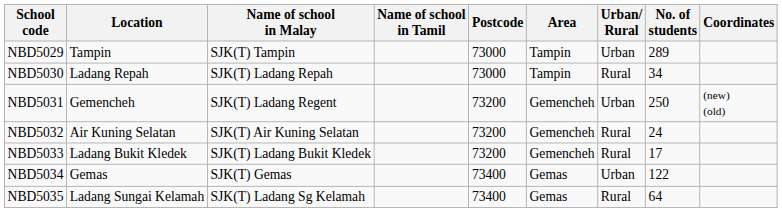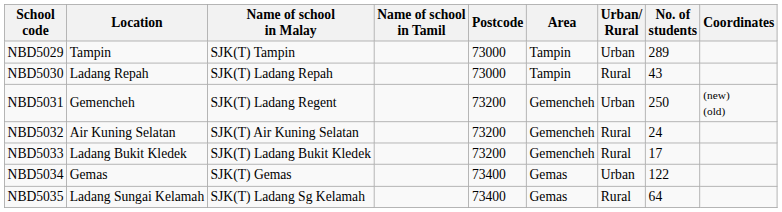(655, 73) 34 -> (655, 73) 43
